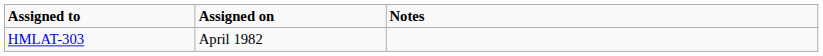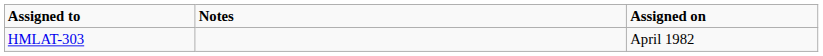columns swapped: (236, 16) <-> (407, 16)
